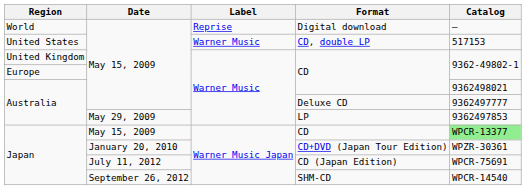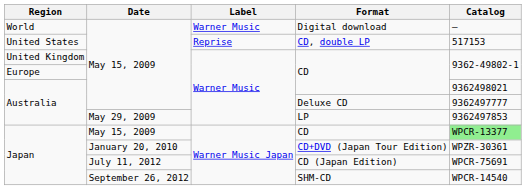(213, 27) Reprise -> (227, 27) Warner Music
(227, 42) Warner Music -> (213, 42) Reprise
